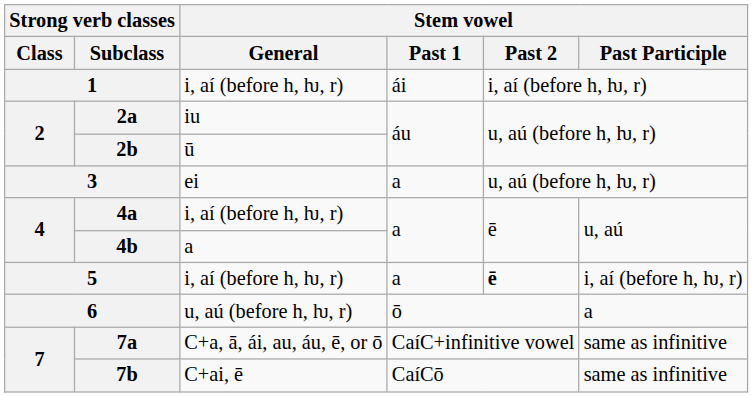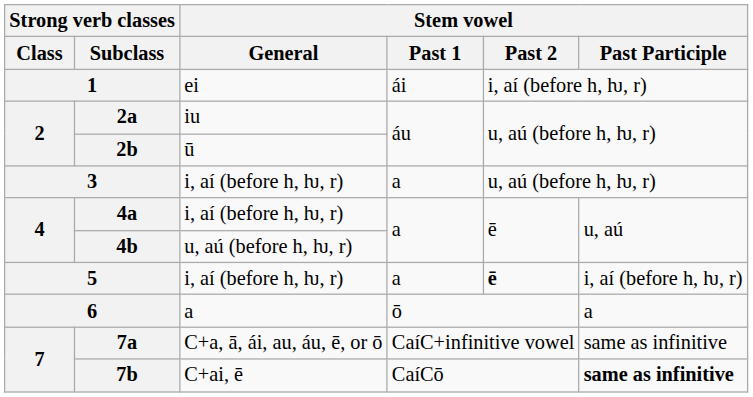(264, 85) i, aí (before h, ƕ, r) -> (192, 85) ei
(192, 181) ei -> (264, 181) i, aí (before h, ƕ, r)
(189, 246) a -> (268, 246) u, aú (before h, ƕ, r)
(268, 310) u, aú (before h, ƕ, r) -> (189, 310) a
(655, 375) normal -> (659, 375) bold
